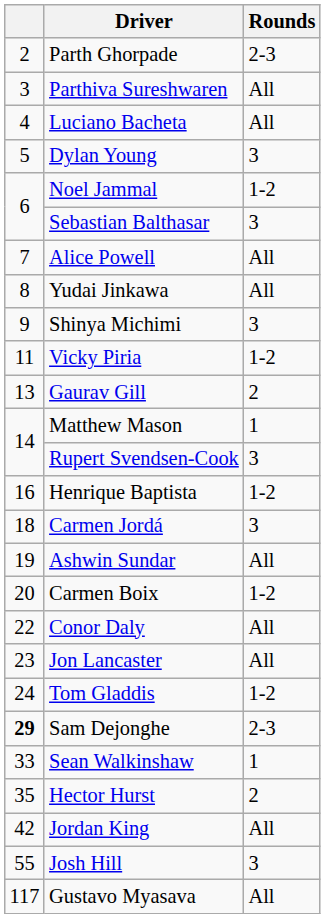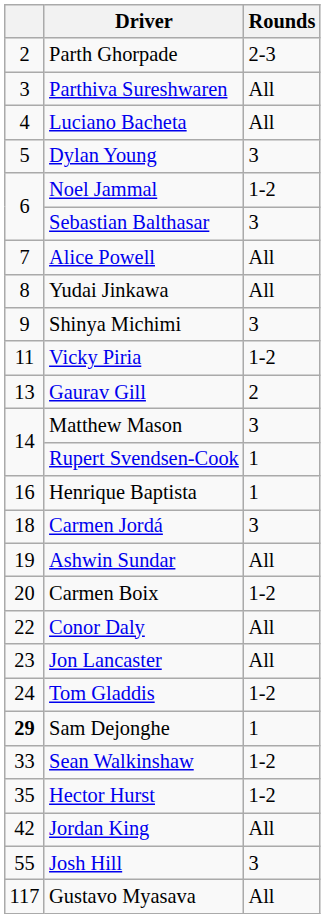(254, 424) 1 -> (254, 424) 3
(254, 458) 3 -> (254, 458) 1
(262, 492) 1-2 -> (254, 492) 1
(262, 727) 2-3 -> (254, 727) 1
(254, 761) 1 -> (262, 761) 1-2
(254, 795) 2 -> (262, 795) 1-2
